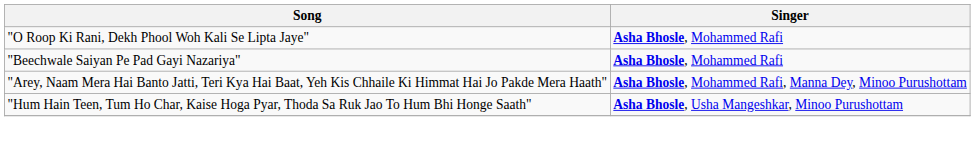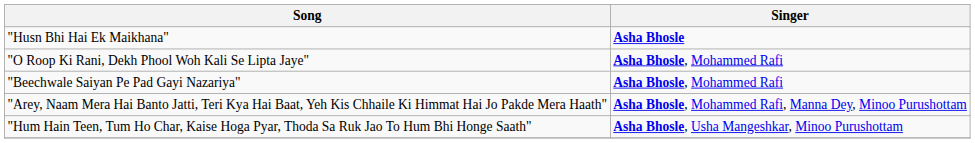+ row: (88, 38)
